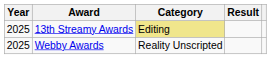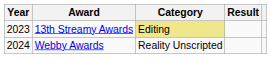(18, 29) 2025 -> (18, 29) 2023
(18, 45) 2025 -> (18, 45) 2024
